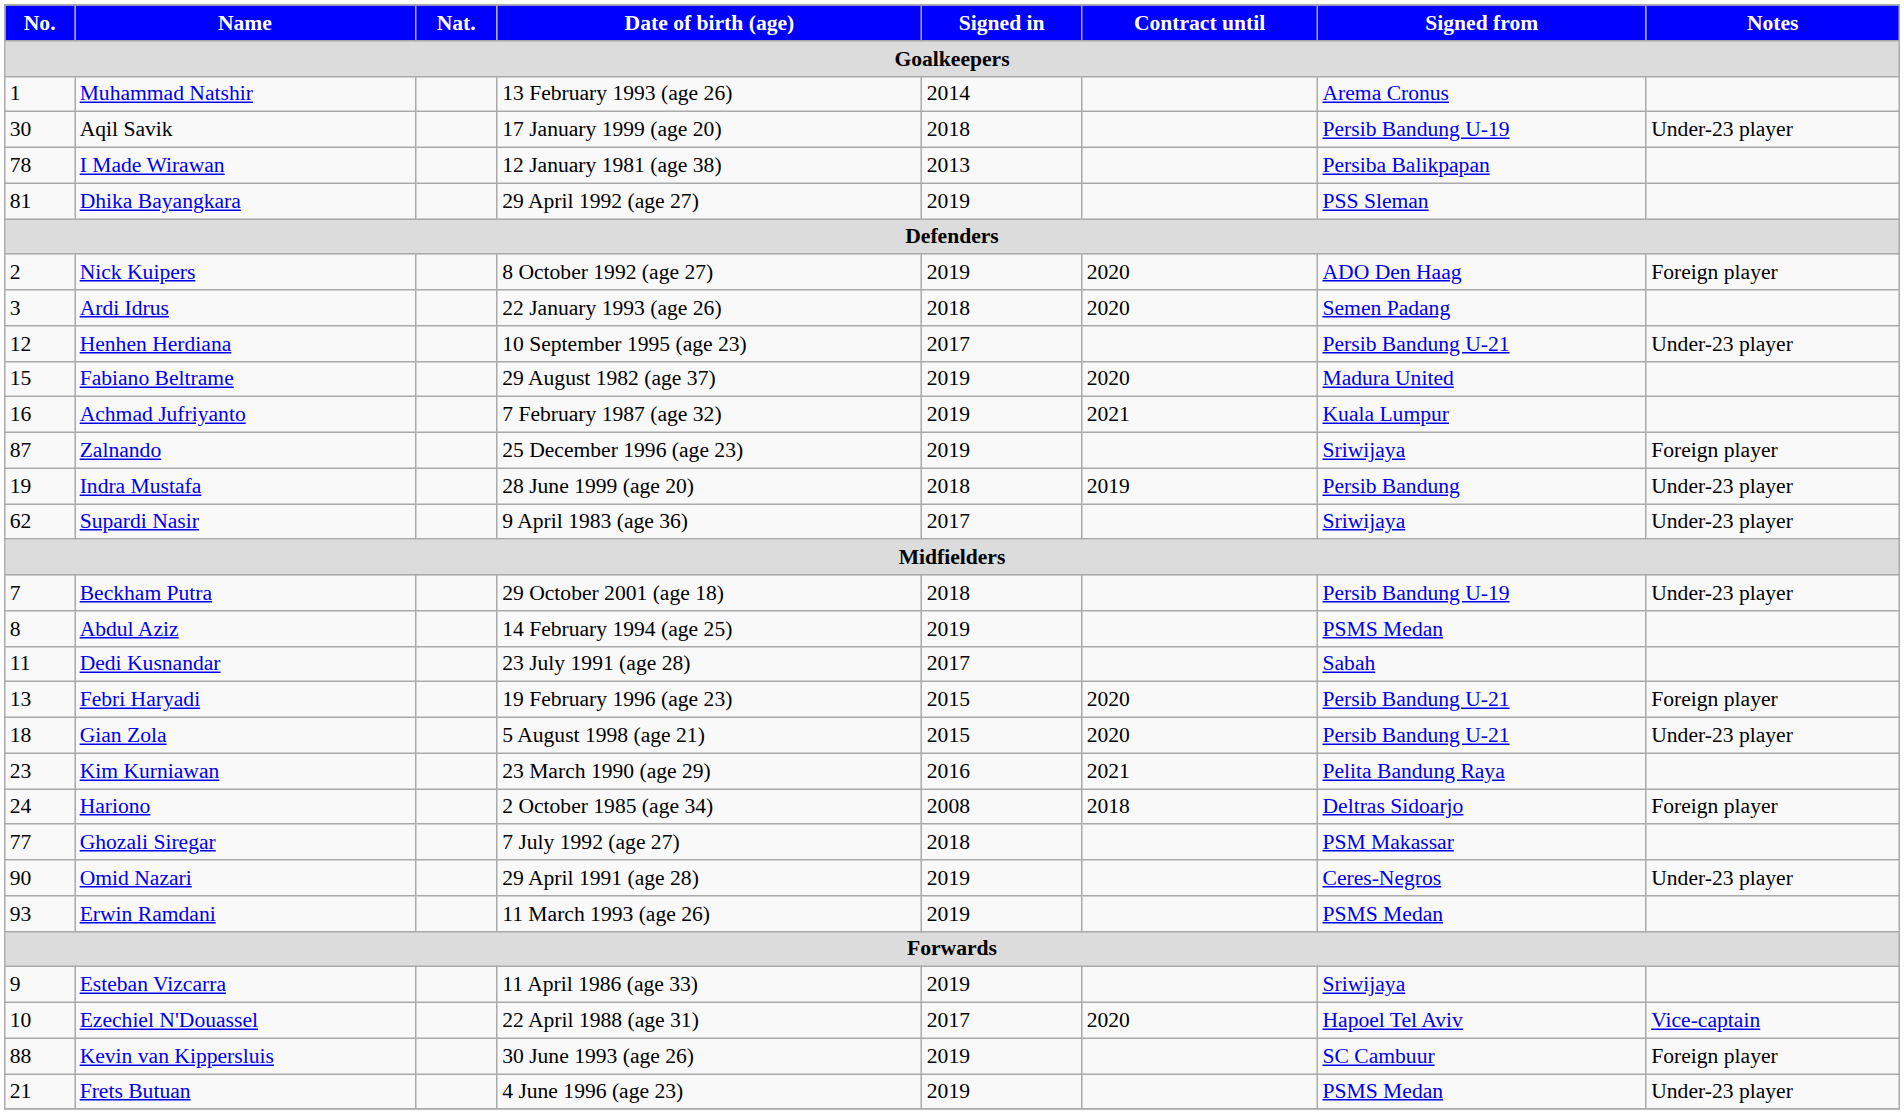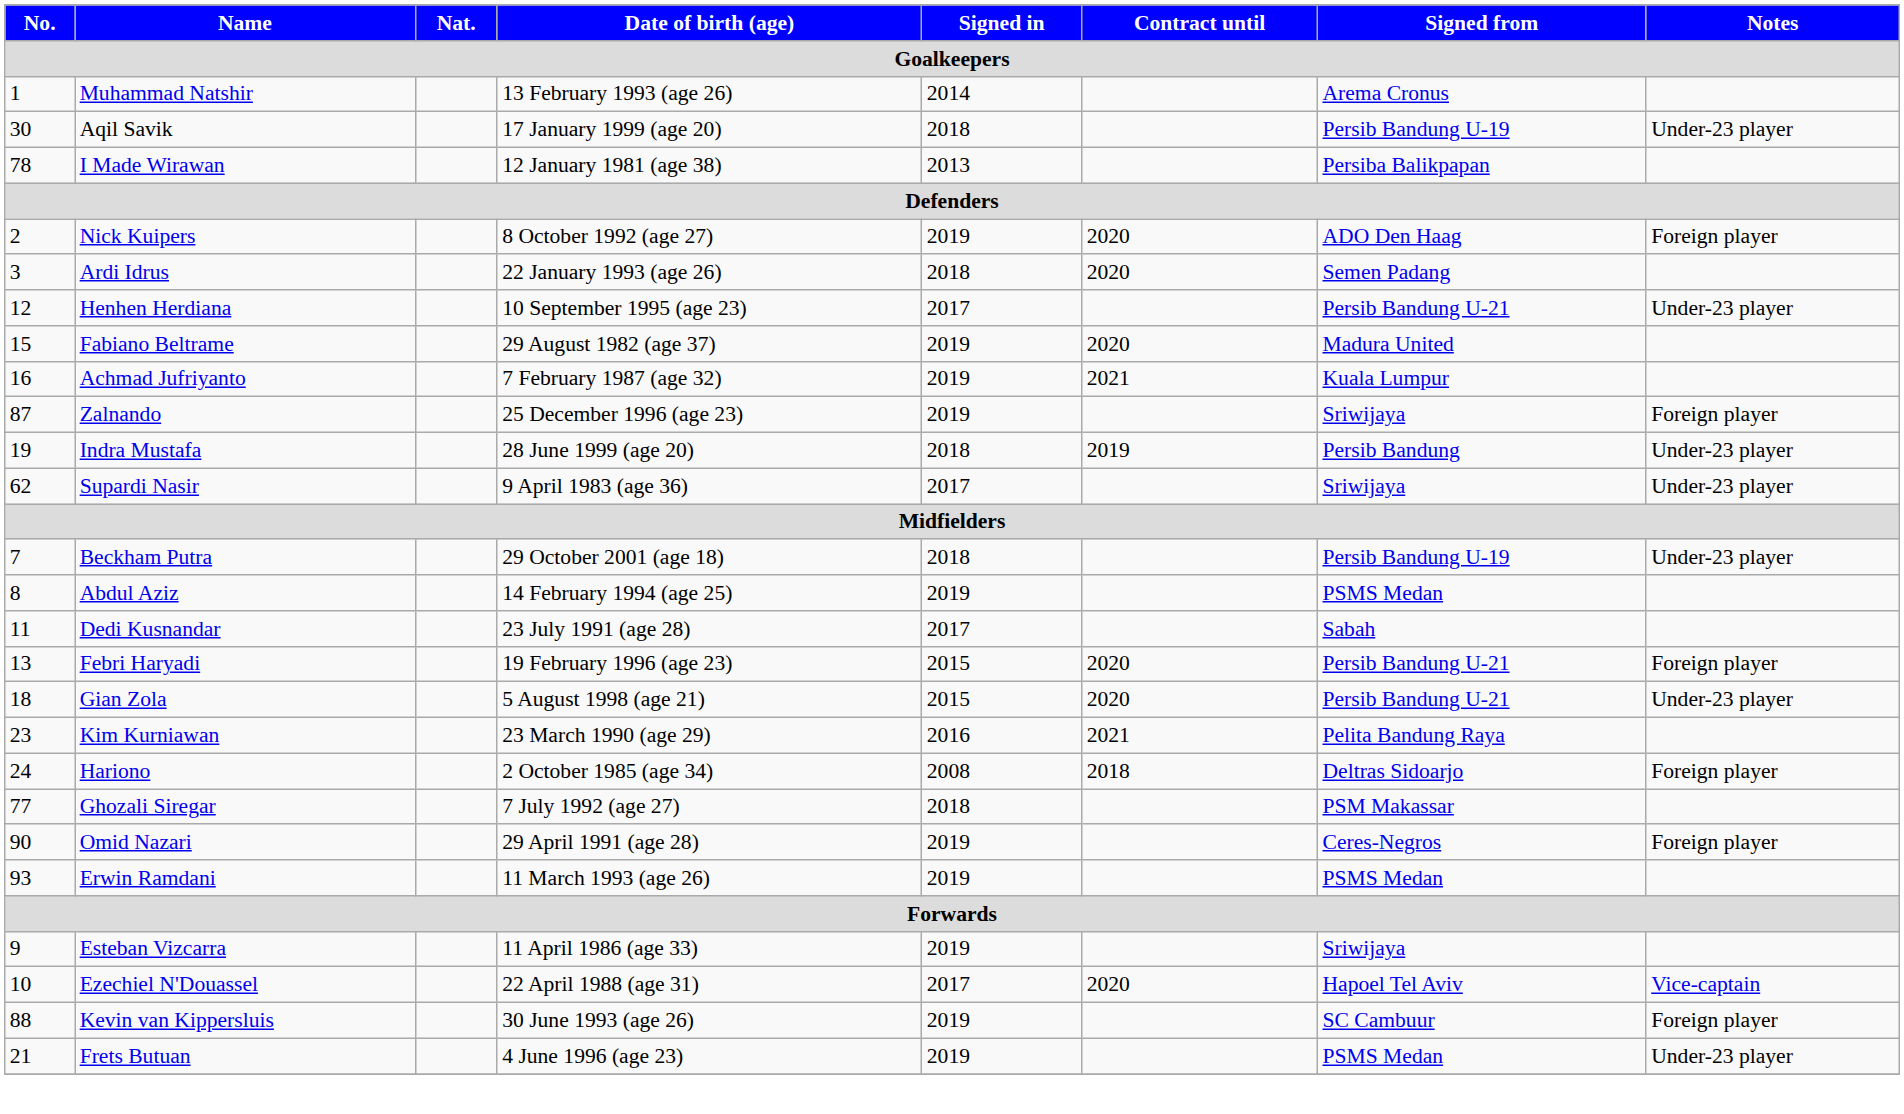- row: (160, 200)
(1722, 877) Under-23 player -> (1714, 842) Foreign player
